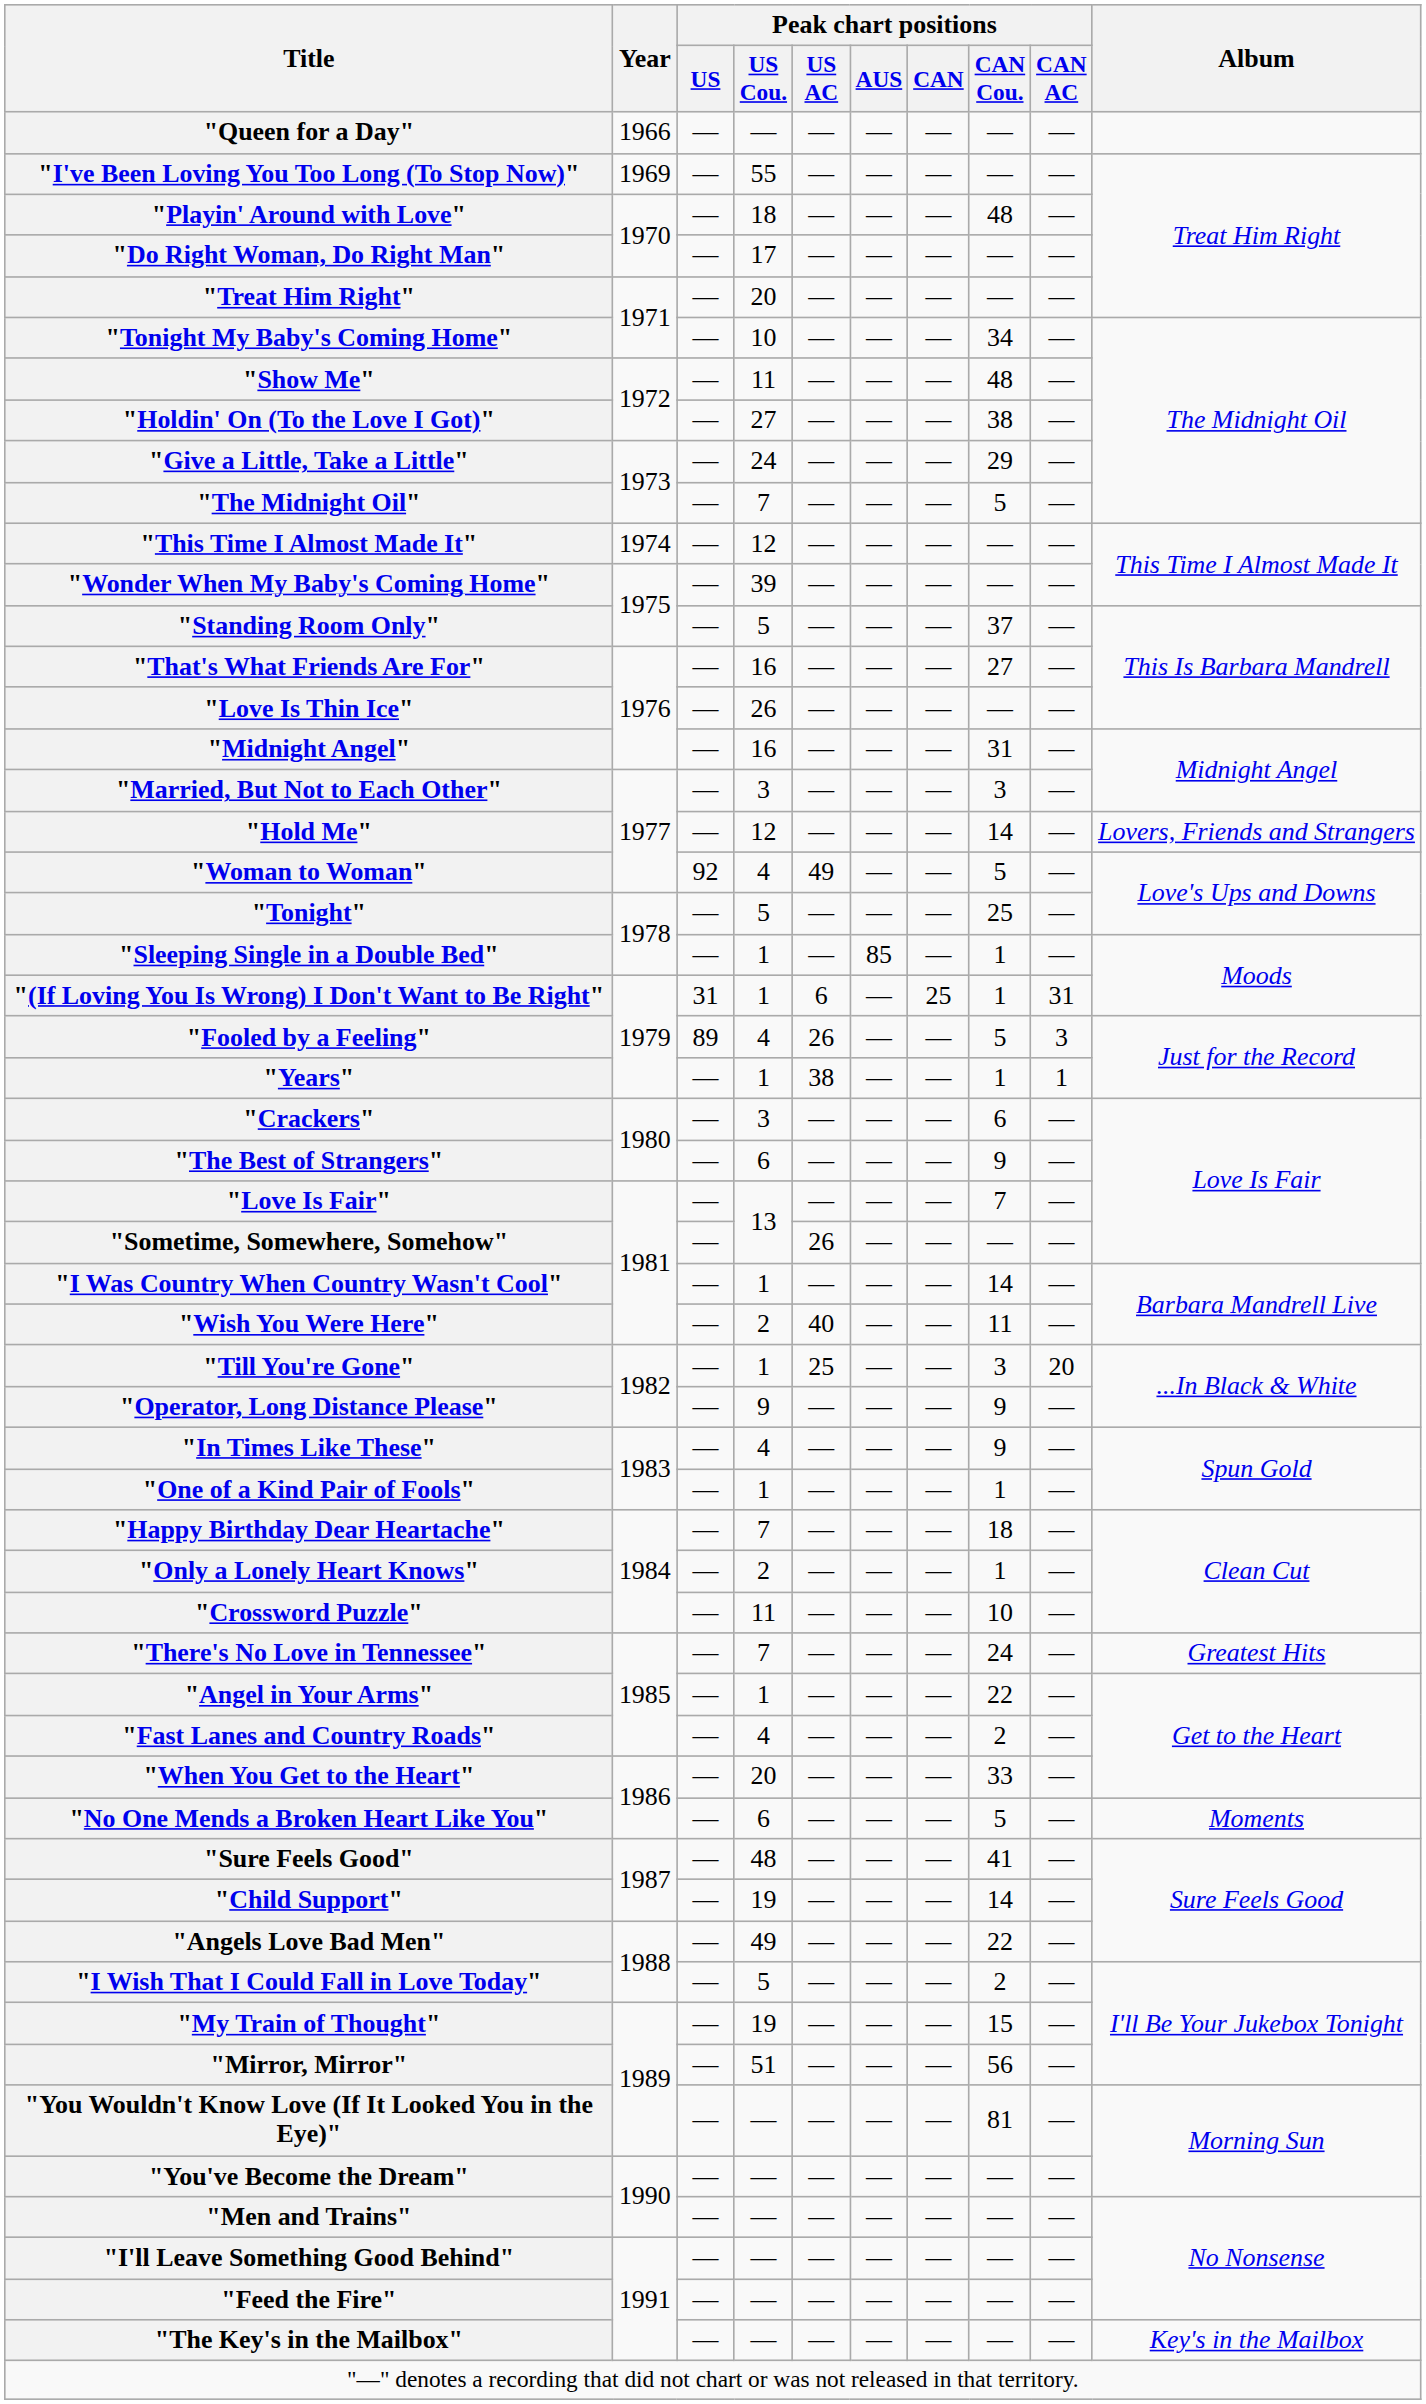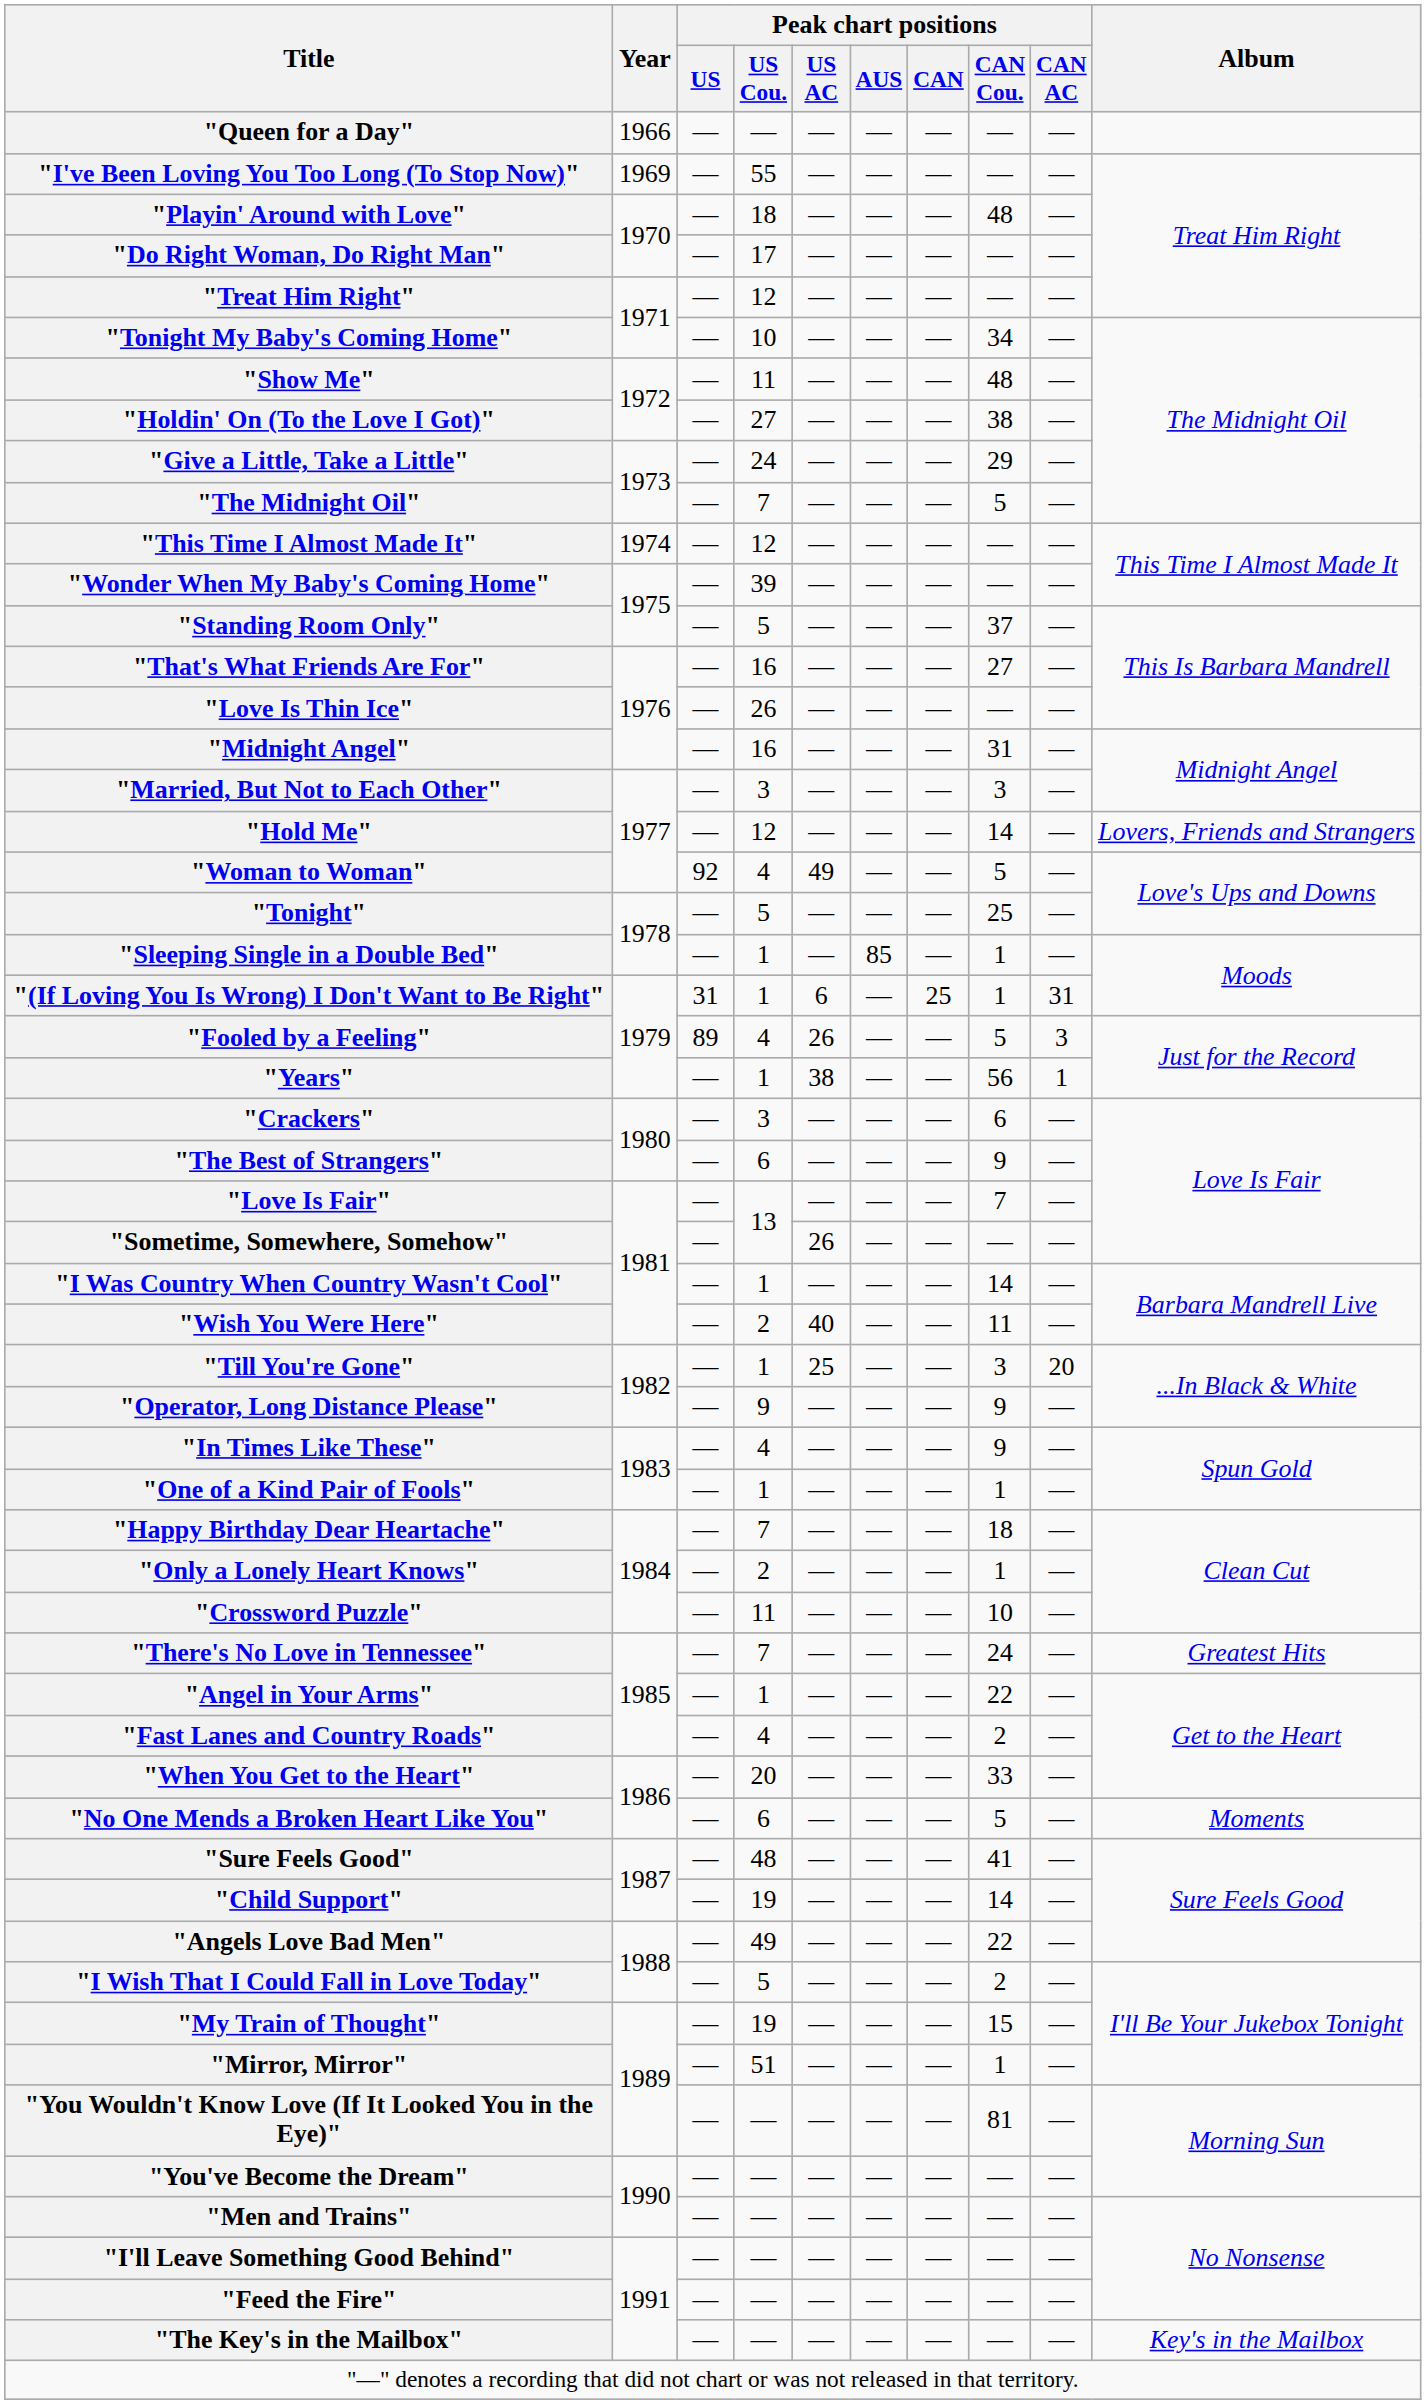(763, 296) 20 -> (763, 296) 12
(1000, 1077) 1 -> (1000, 1077) 56
(1000, 2064) 56 -> (1000, 2064) 1
